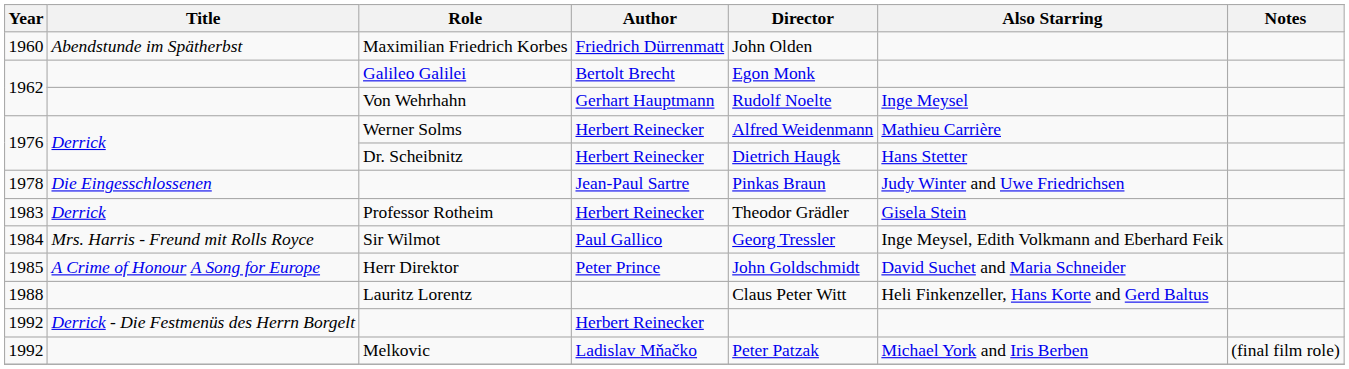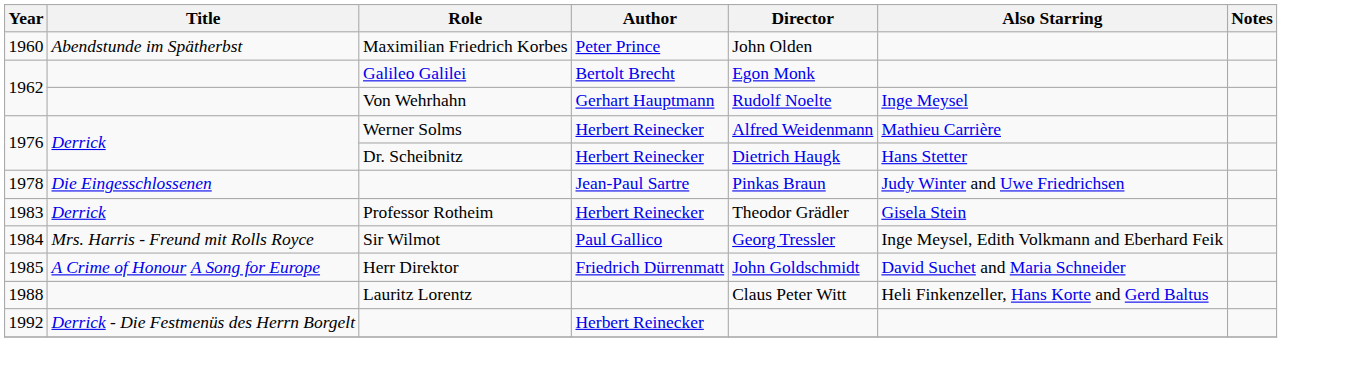(650, 45) Friedrich Dürrenmatt -> (618, 45) Peter Prince
(618, 267) Peter Prince -> (650, 267) Friedrich Dürrenmatt
- row: (26, 350)
